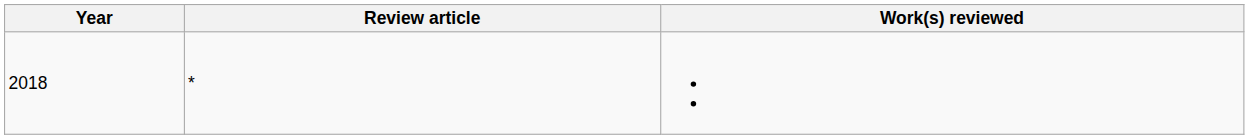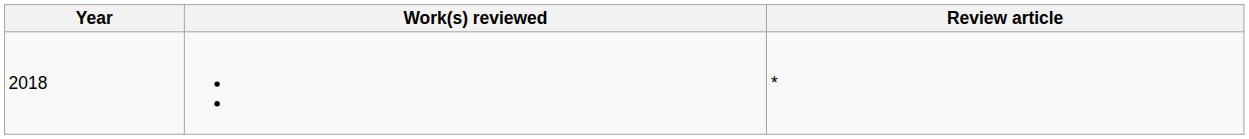columns swapped: (422, 18) <-> (952, 18)
